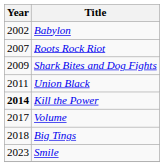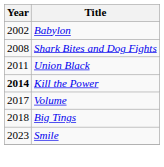- row: (70, 48)
(18, 65) 2009 -> (18, 48) 2008
